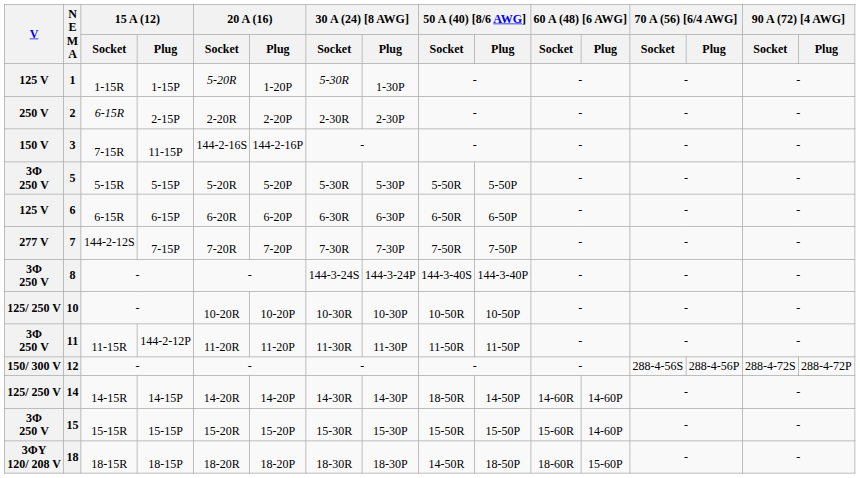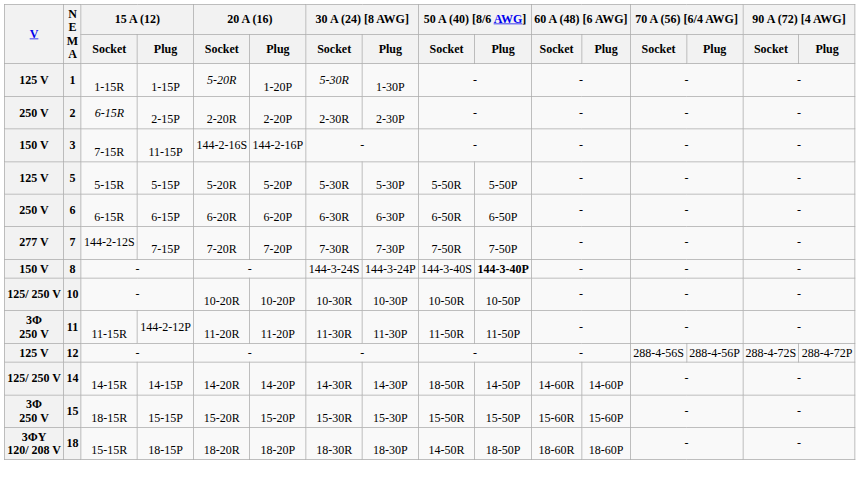(34, 177) 3Φ 250 V -> (34, 177) 125 V
(34, 210) 125 V -> (34, 210) 250 V
(34, 275) 3Φ 250 V -> (34, 268) 150 V
(503, 275) normal -> (503, 268) bold
(34, 366) 150/ 300 V -> (34, 352) 125 V
(109, 431) 15-15R -> (109, 417) 18-15R
(605, 431) 14-60P -> (606, 417) 15-60P
(109, 463) 18-15R -> (109, 450) 15-15R
(605, 463) 15-60P -> (606, 450) 18-60P
